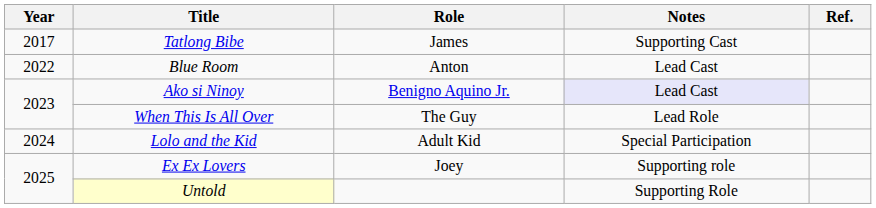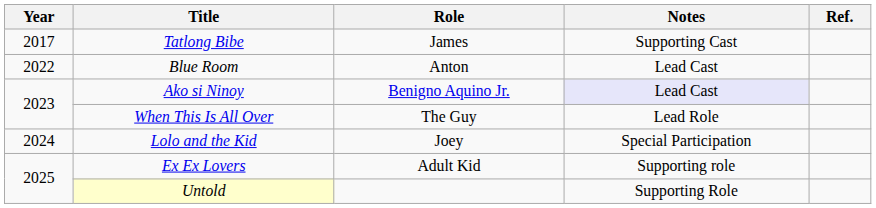(449, 141) Adult Kid -> (449, 141) Joey
(449, 166) Joey -> (449, 166) Adult Kid
